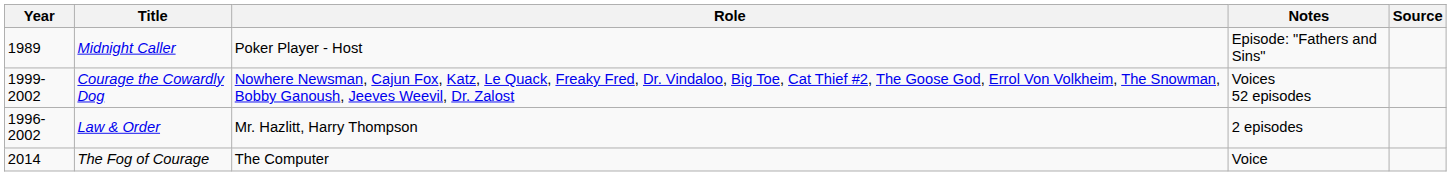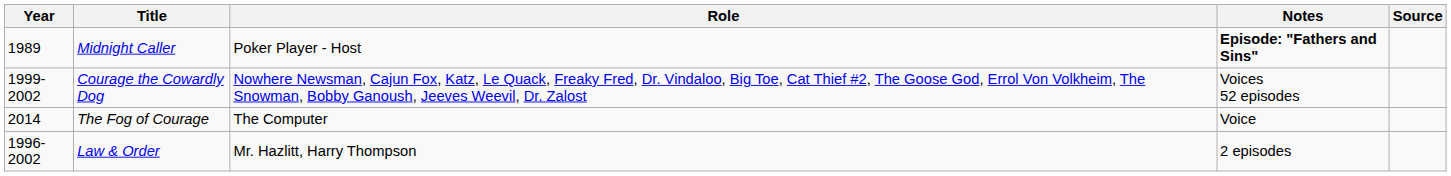(1304, 47) normal -> (1298, 47) bold
rows swapped: (119, 127) <-> (143, 159)
